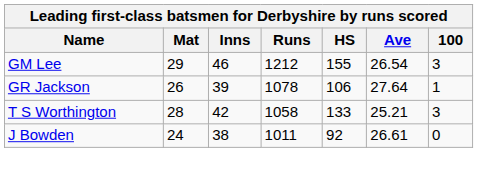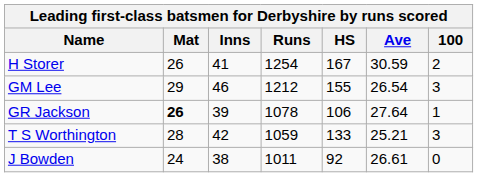+ row: (36, 64)
(175, 87) normal -> (175, 111) bold
(281, 111) 1058 -> (281, 135) 1059
